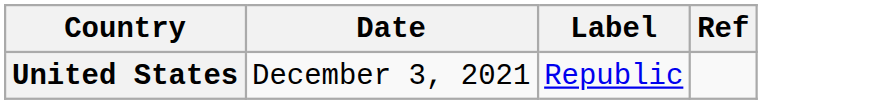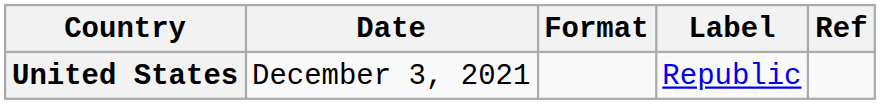+ column: (596, 29)
